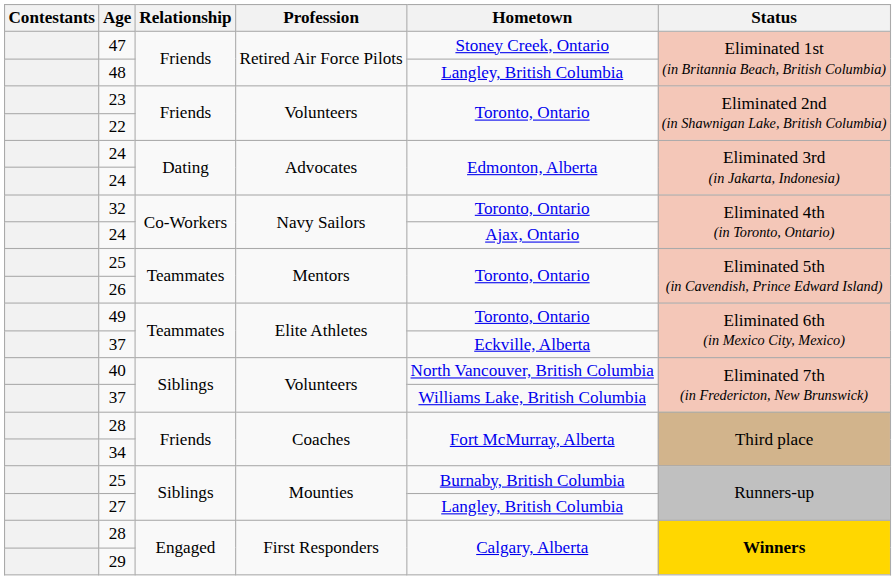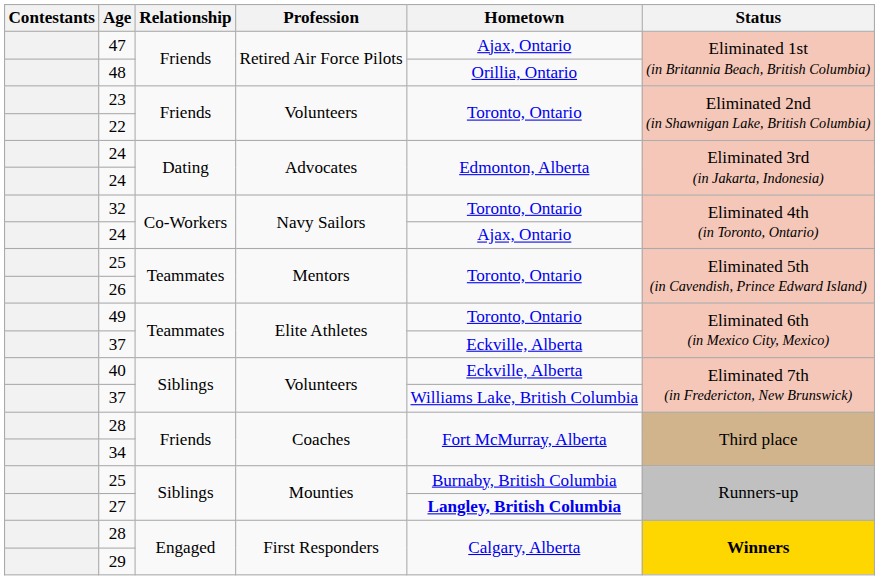(532, 45) Stoney Creek, Ontario -> (524, 45) Ajax, Ontario
(532, 72) Langley, British Columbia -> (524, 72) Orillia, Ontario
(532, 371) North Vancouver, British Columbia -> (524, 371) Eckville, Alberta
(532, 506) normal -> (524, 506) bold
